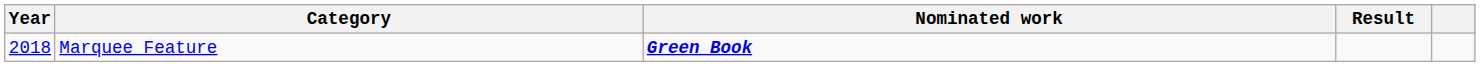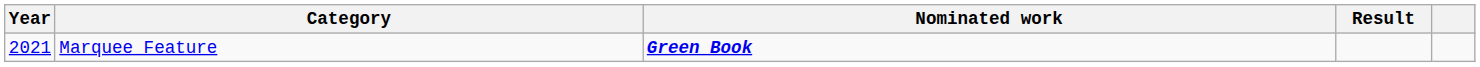(30, 48) 2018 -> (30, 48) 2021
